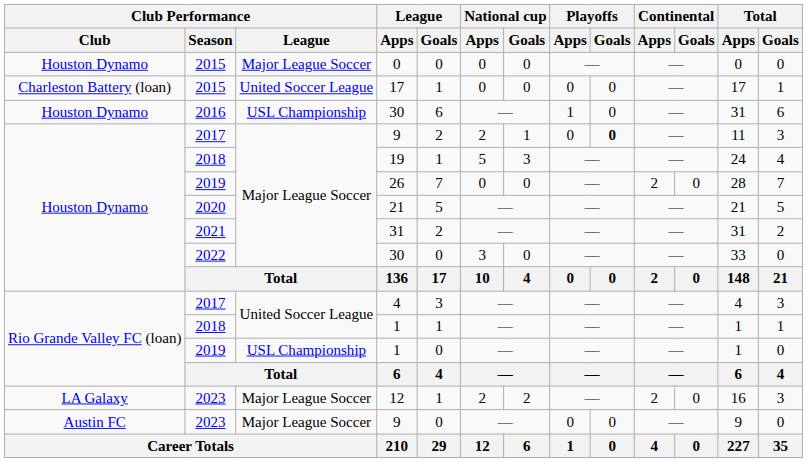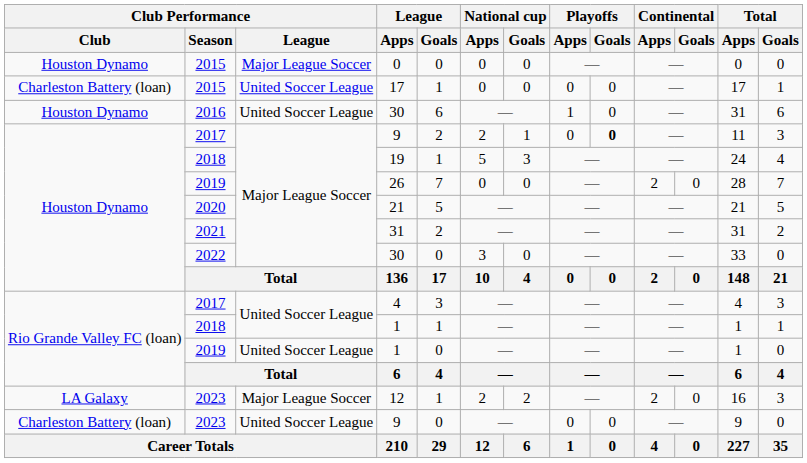(306, 111) USL Championship -> (306, 111) United Soccer League
(306, 350) USL Championship -> (306, 350) United Soccer League
(95, 421) Austin FC -> (95, 421) Charleston Battery (loan)
(306, 421) Major League Soccer -> (306, 421) United Soccer League
